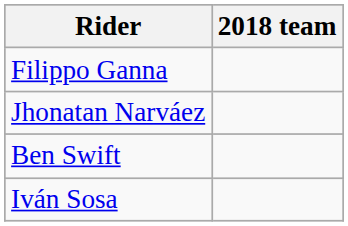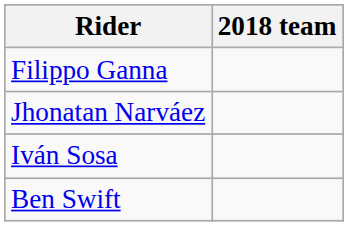rows swapped: (64, 198) <-> (66, 155)
